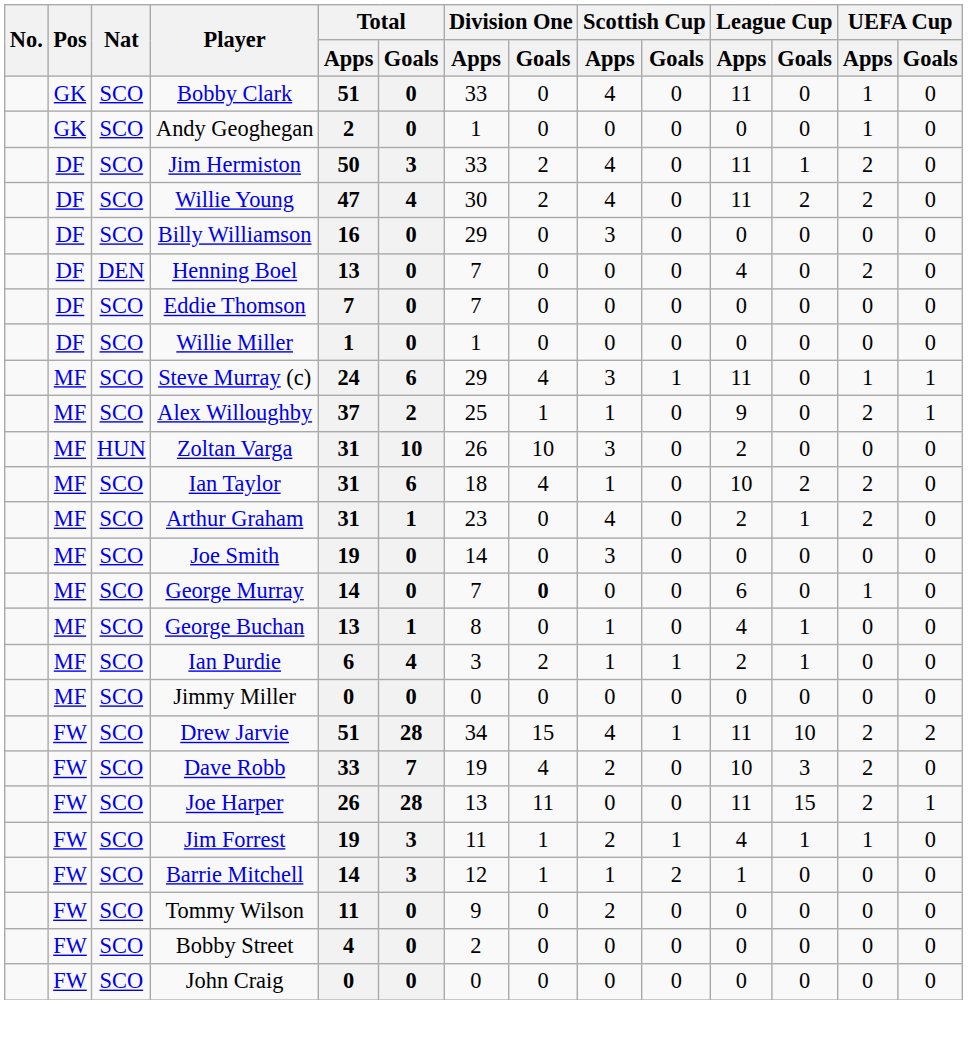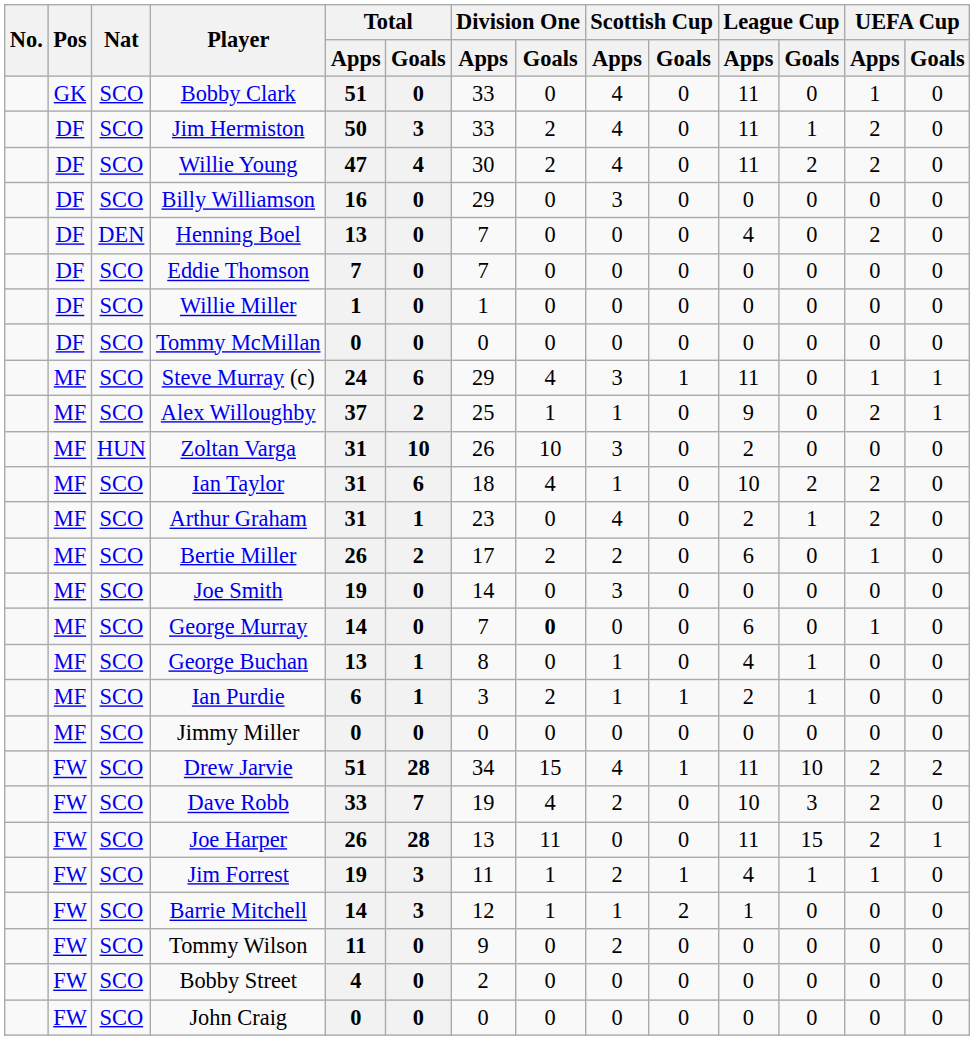- row: (235, 128)
+ row: (238, 341)
+ row: (238, 555)
(411, 661) 4 -> (418, 697) 1
